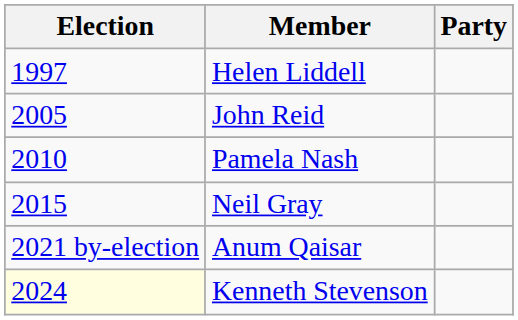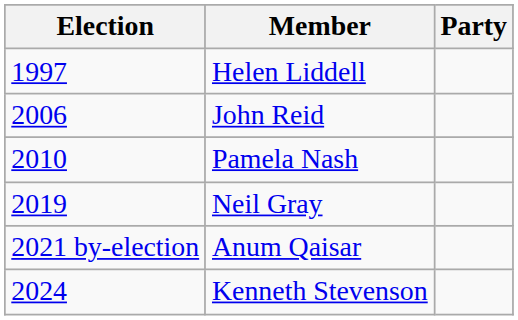(39, 114) 2005 -> (39, 114) 2006
(39, 203) 2015 -> (39, 203) 2019
(39, 291) lightyellow background -> (39, 291) no background
